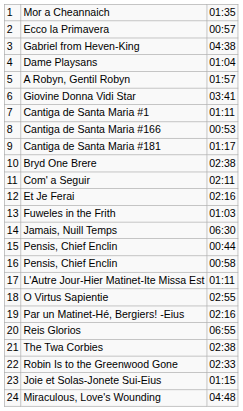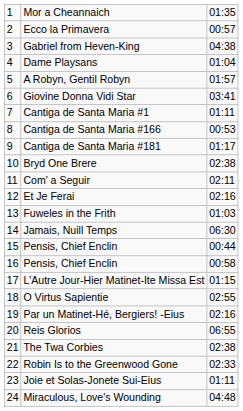(222, 280) 01:11 -> (222, 280) 01:15
(222, 381) 01:15 -> (222, 381) 01:11
